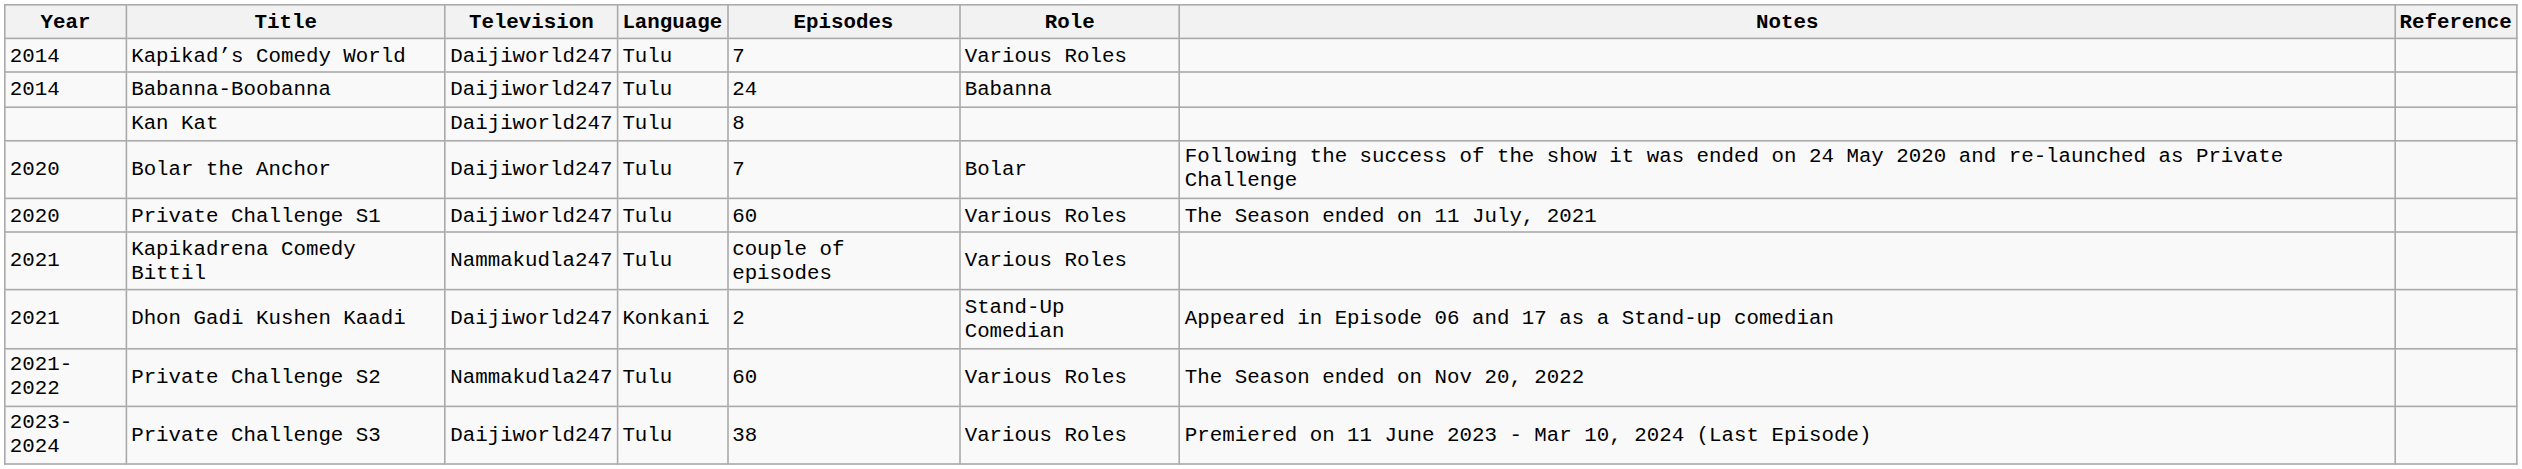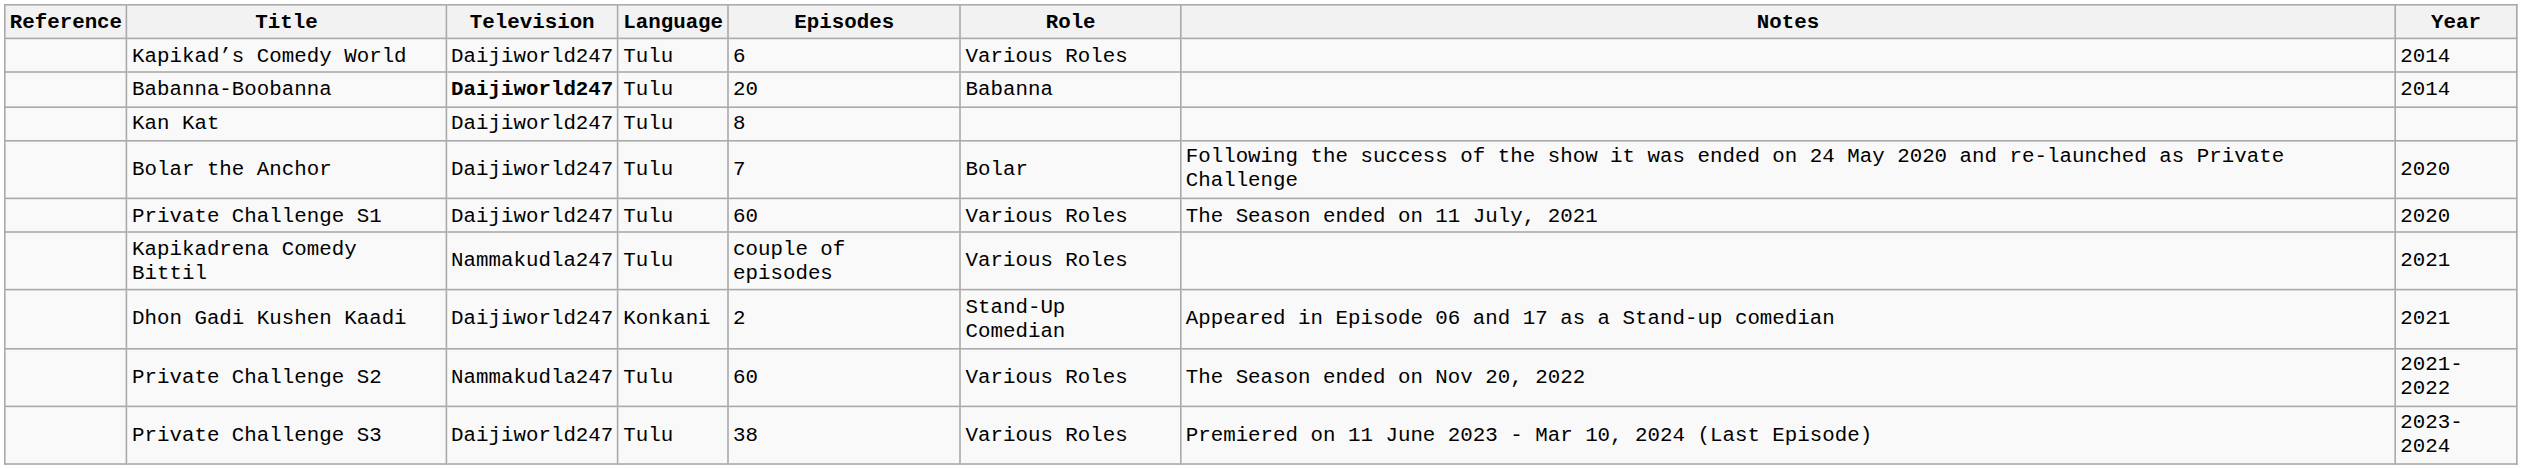columns swapped: (66, 22) <-> (2456, 22)
(738, 56) 7 -> (739, 56) 6
(531, 90) normal -> (532, 90) bold
(745, 90) 24 -> (745, 90) 20
